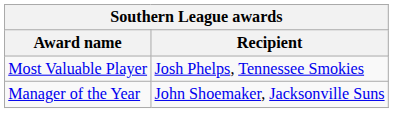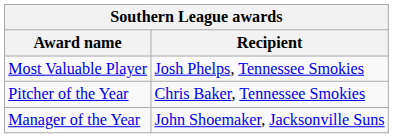+ row: (68, 94)
